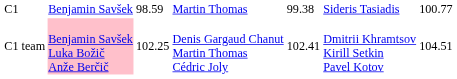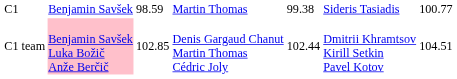(153, 46) 102.25 -> (153, 46) 102.85
(303, 46) 102.41 -> (303, 46) 102.44
